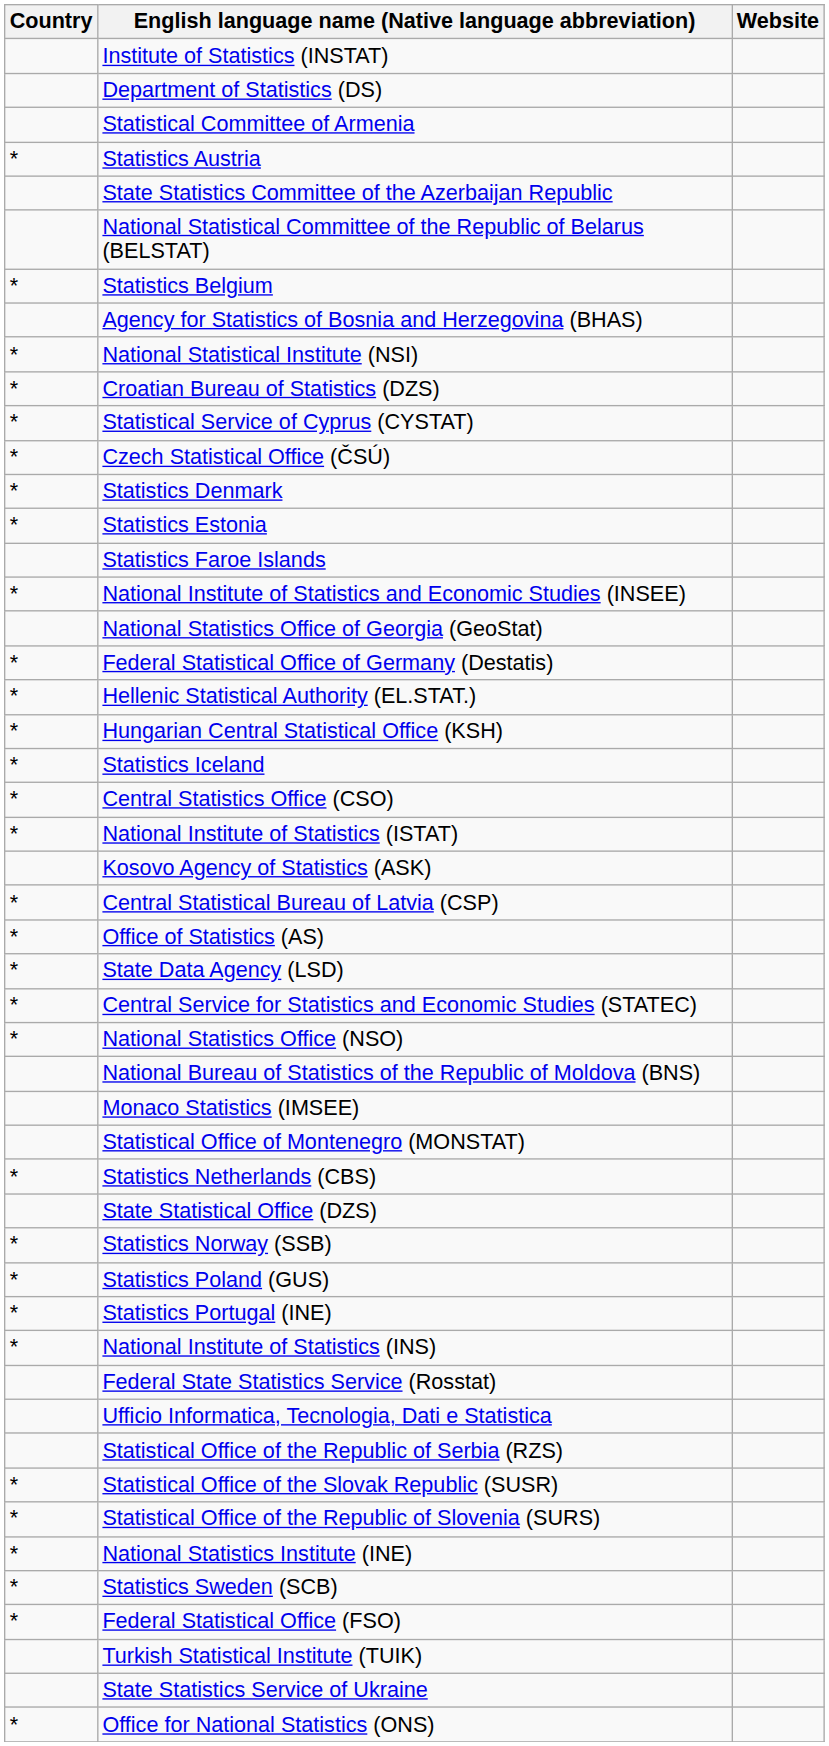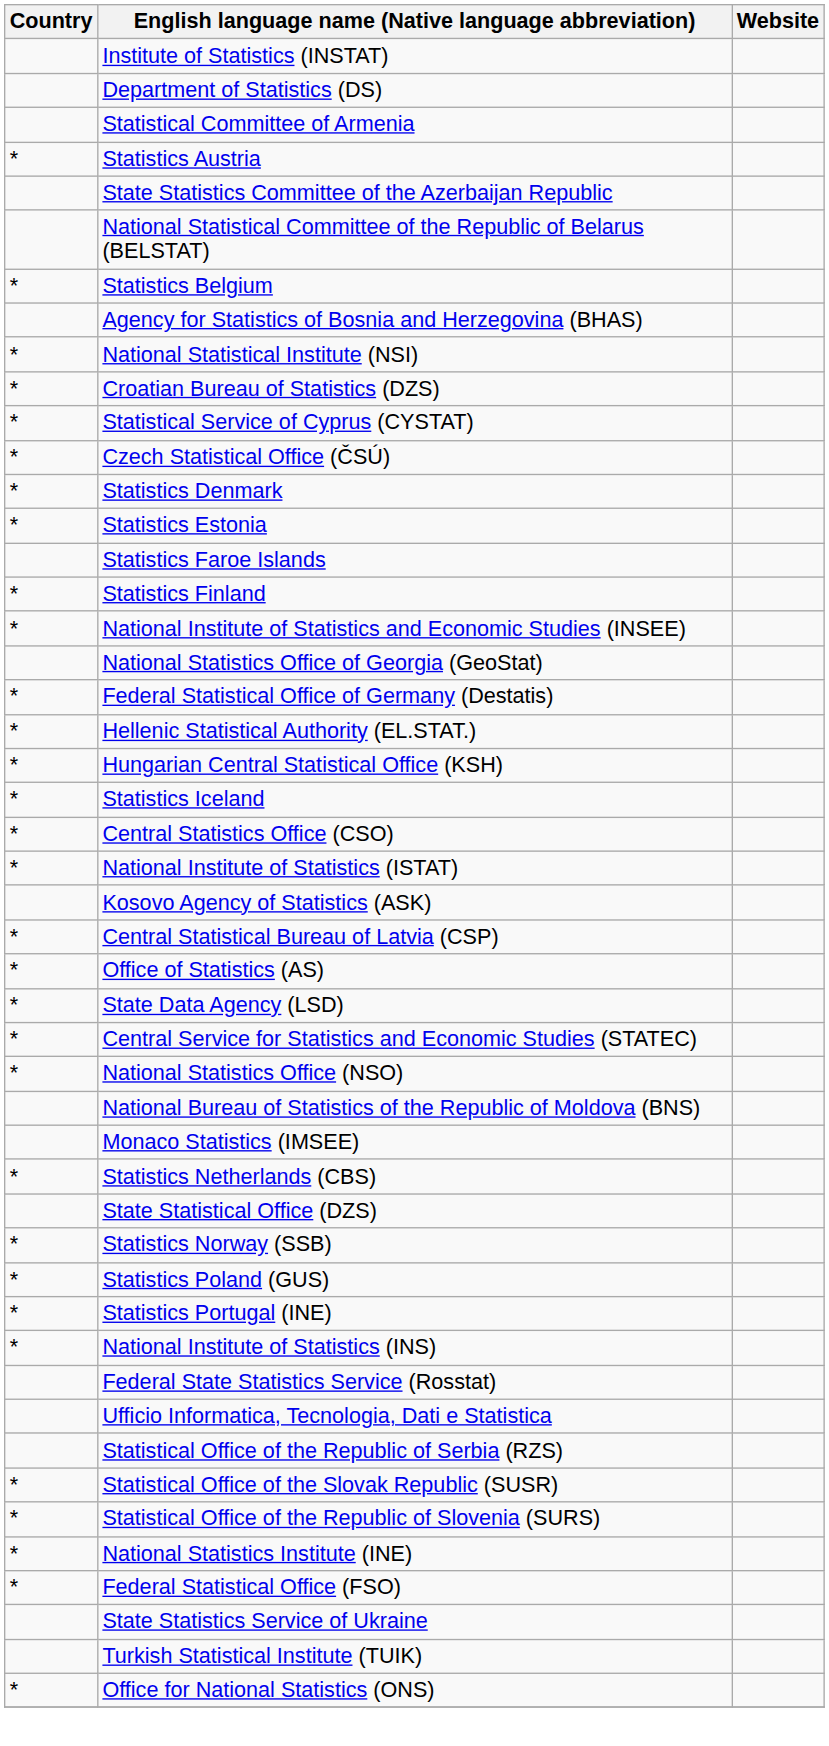+ row: (184, 594)
- row: (314, 1142)
- row: (220, 1587)
rows swapped: (262, 1655) <-> (265, 1690)
